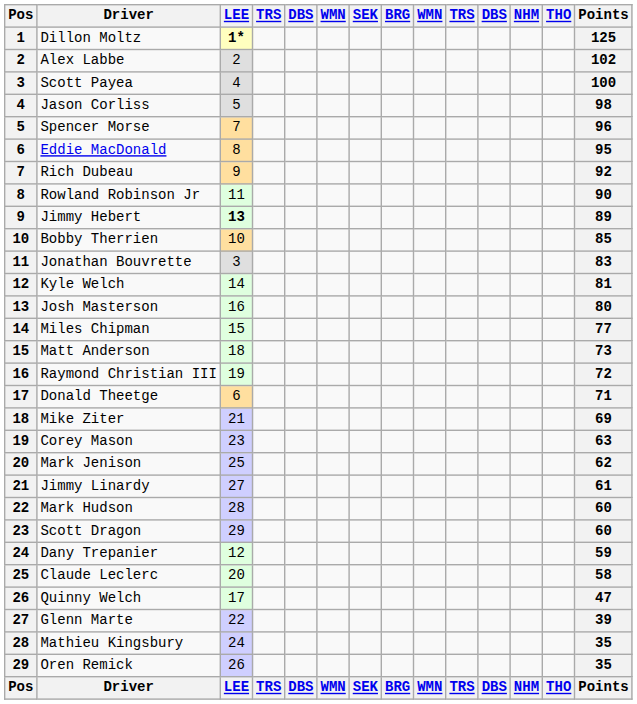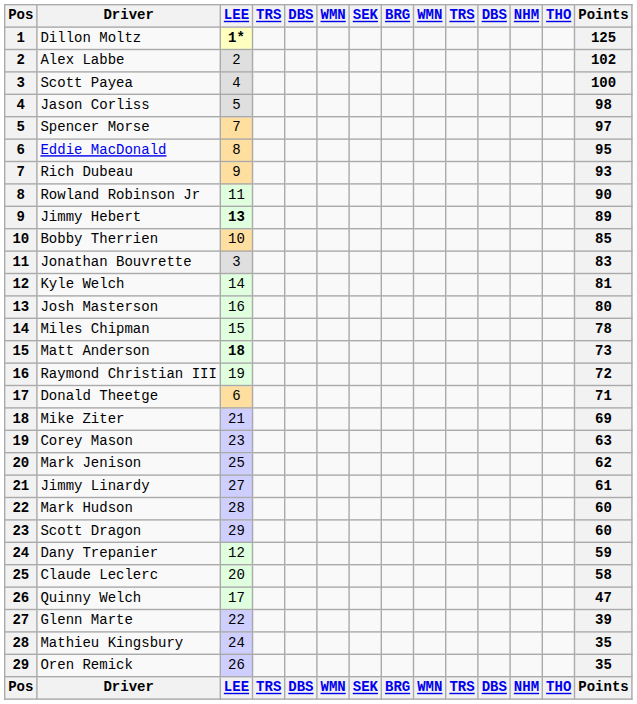(604, 128) 96 -> (604, 128) 97
(604, 173) 92 -> (604, 173) 93
(604, 329) 77 -> (604, 329) 78
(236, 352) normal -> (236, 352) bold
